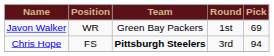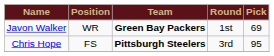(160, 28) normal -> (160, 28) bold
(256, 43) 94 -> (256, 43) 95
